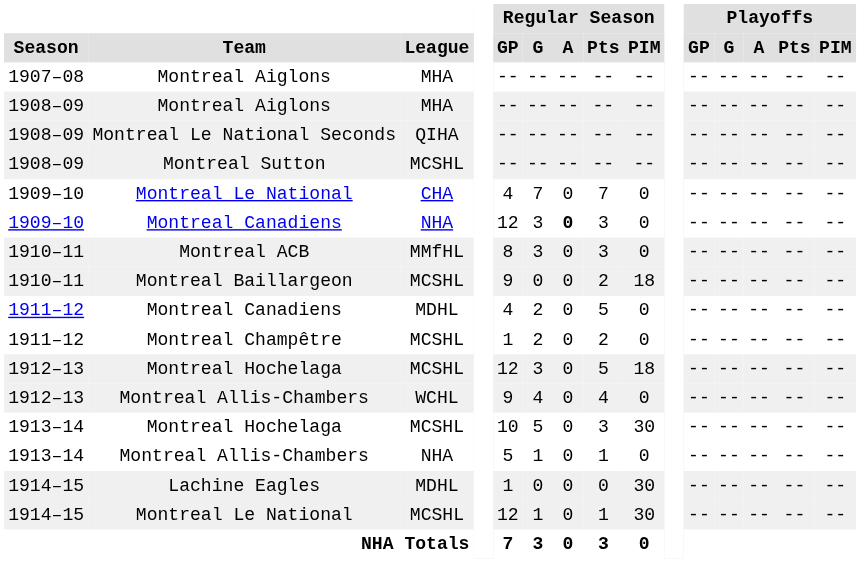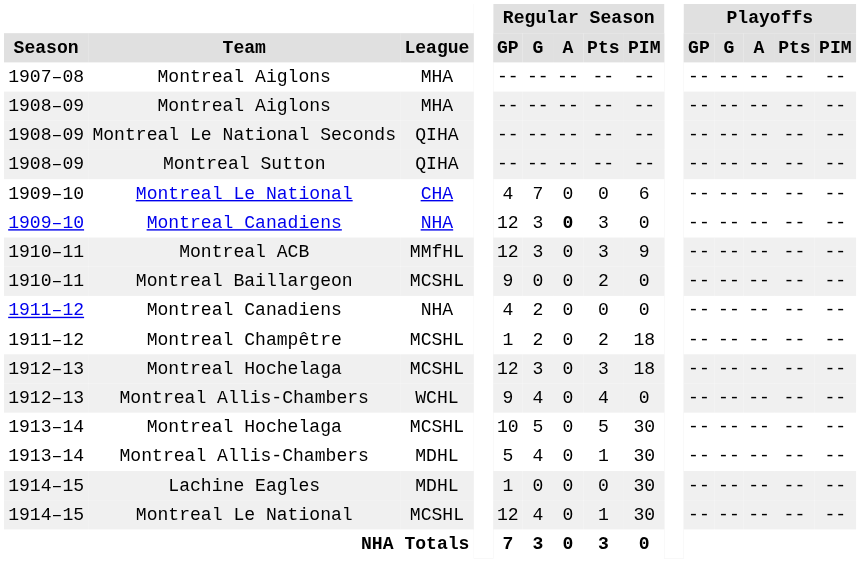(437, 165) MCSHL -> (437, 165) QIHA
(603, 194) 7 -> (603, 194) 0
(644, 194) 0 -> (644, 194) 6
(508, 252) 8 -> (508, 252) 12
(644, 252) 0 -> (644, 252) 9
(644, 281) 18 -> (644, 281) 0
(437, 310) MDHL -> (437, 310) NHA
(603, 310) 5 -> (603, 310) 0
(644, 340) 0 -> (644, 340) 18
(603, 369) 5 -> (603, 369) 3
(603, 427) 3 -> (603, 427) 5
(437, 456) NHA -> (437, 456) MDHL
(538, 456) 1 -> (538, 456) 4
(644, 456) 0 -> (644, 456) 30
(538, 515) 1 -> (538, 515) 4
